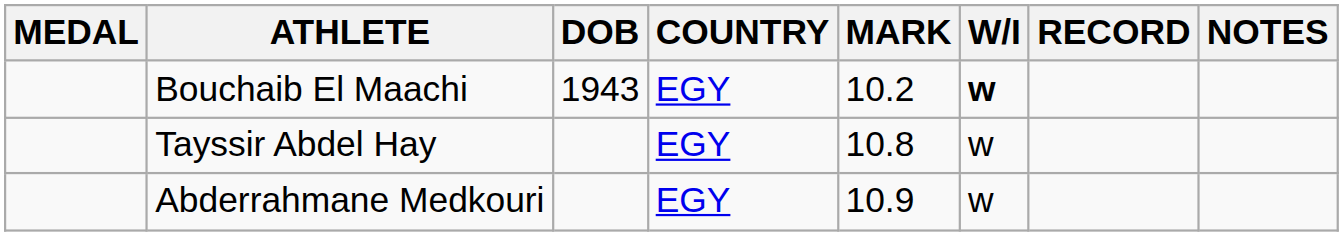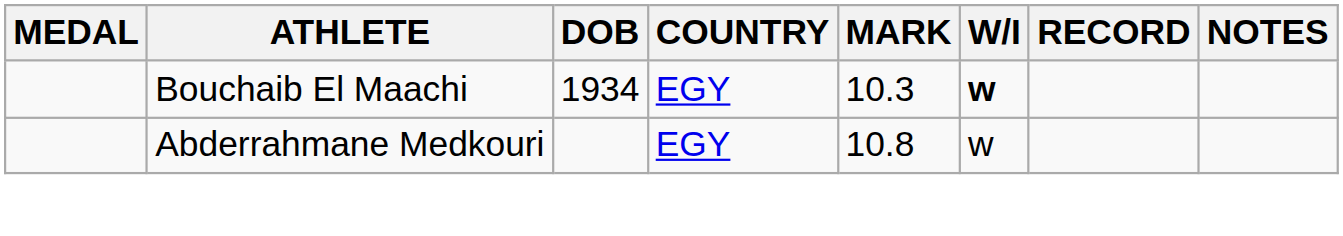(600, 88) 1943 -> (600, 88) 1934
(880, 88) 10.2 -> (880, 88) 10.3
- row: (296, 144)
(880, 200) 10.9 -> (880, 144) 10.8
